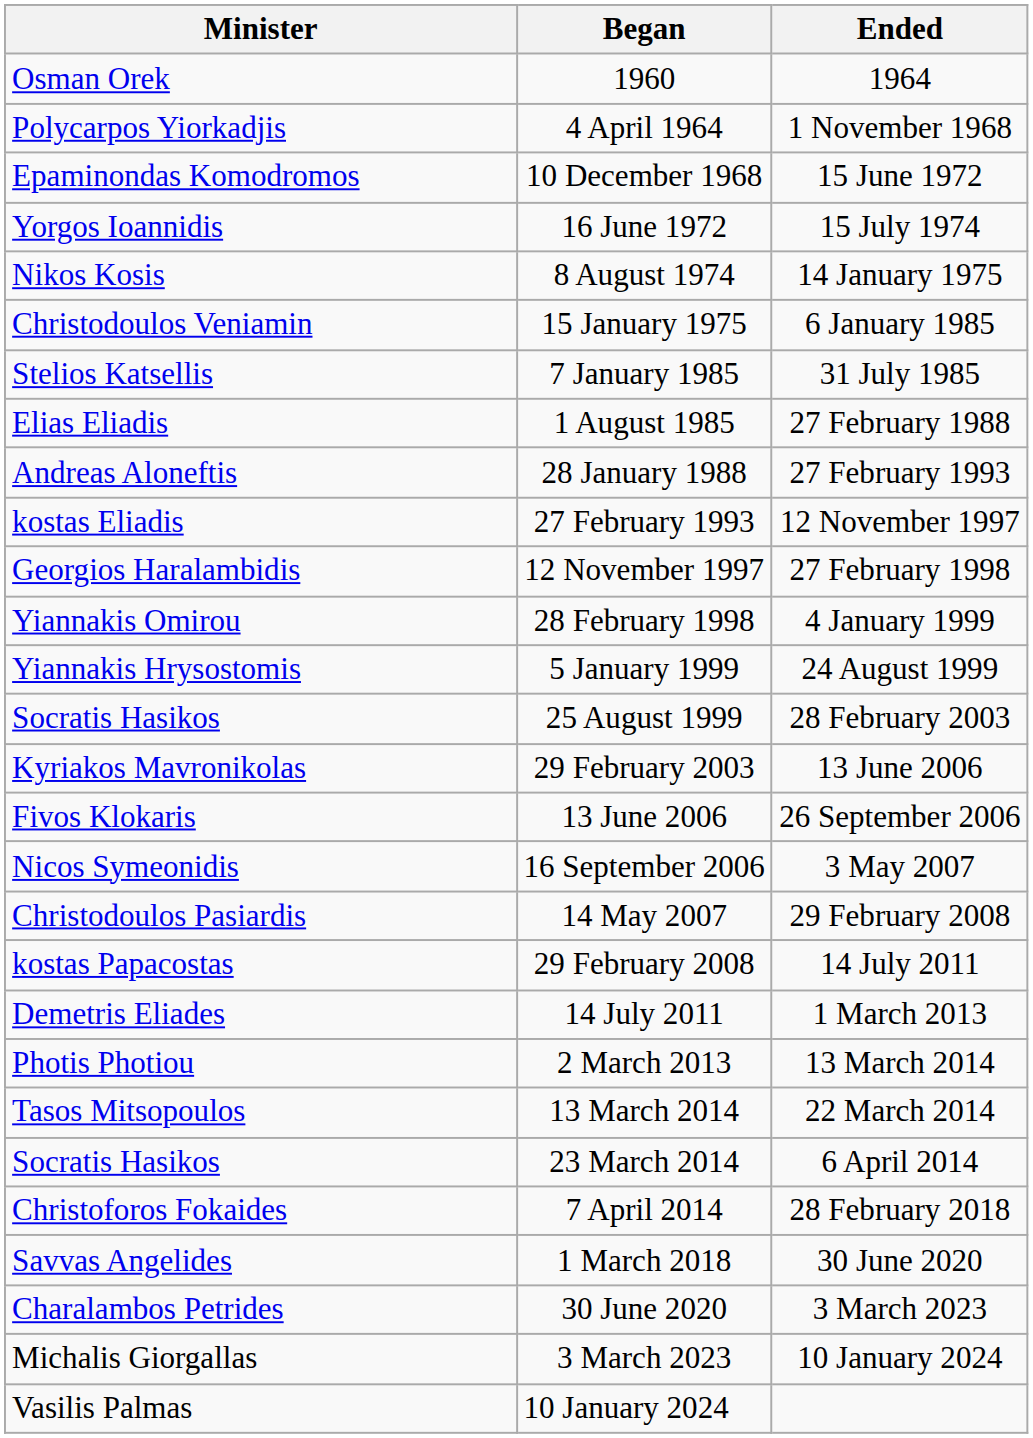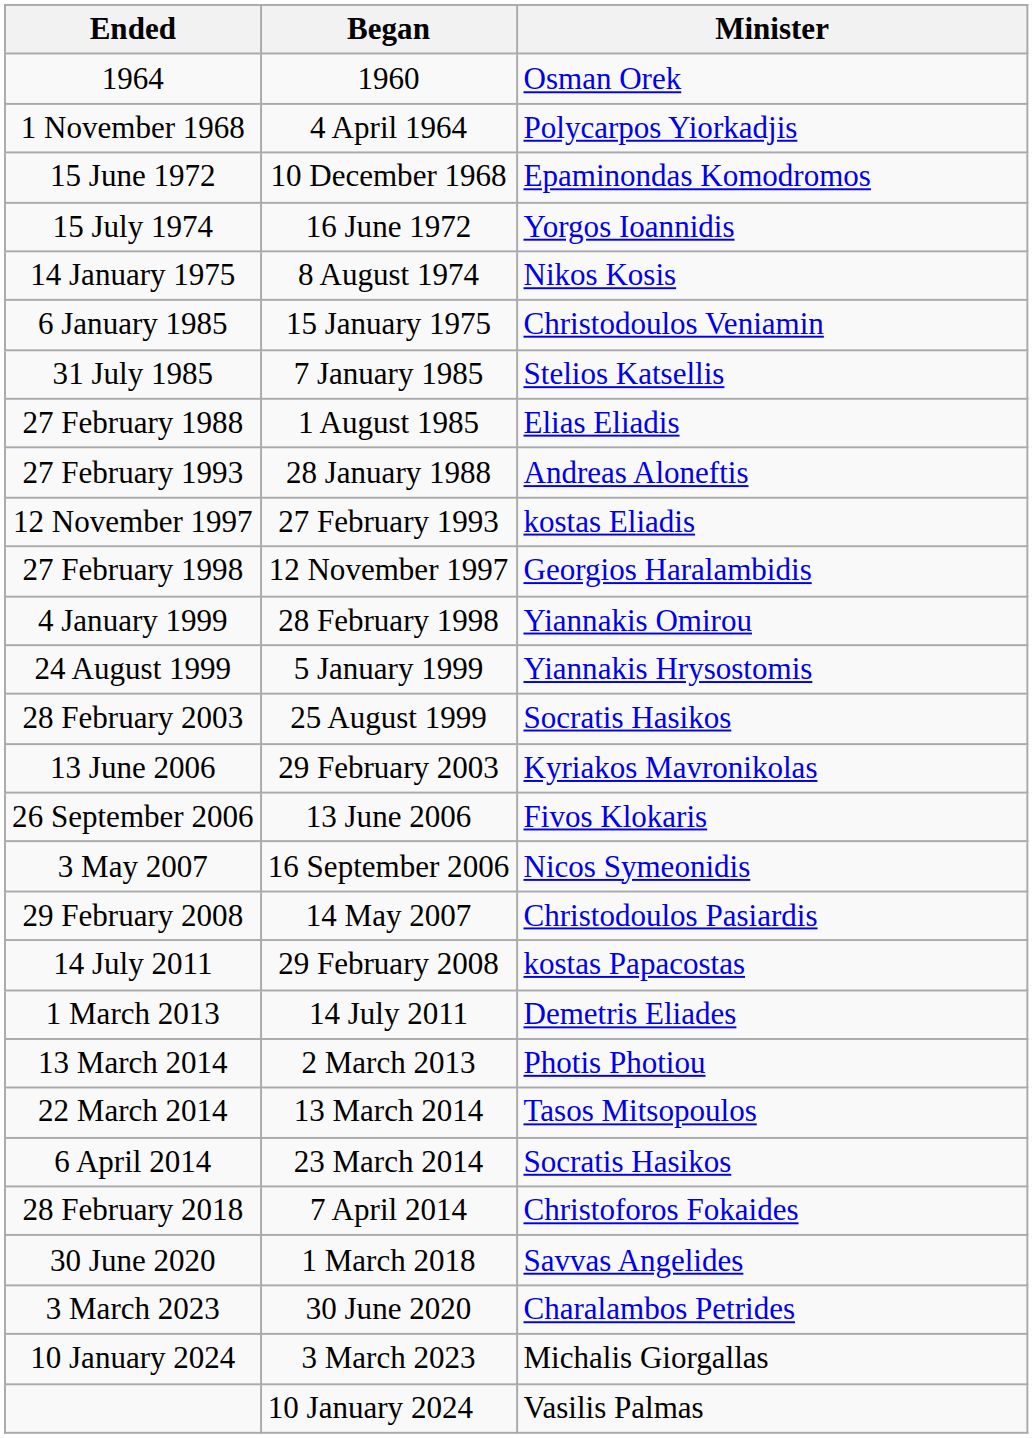columns swapped: (261, 29) <-> (900, 29)
